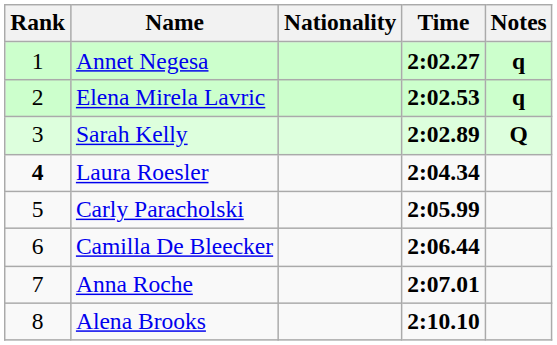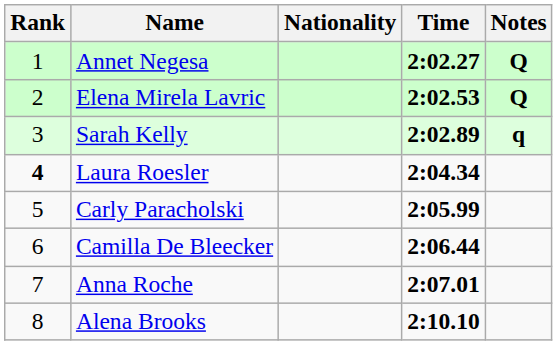(519, 60) q -> (519, 60) Q
(519, 97) q -> (519, 97) Q
(519, 135) Q -> (519, 135) q
